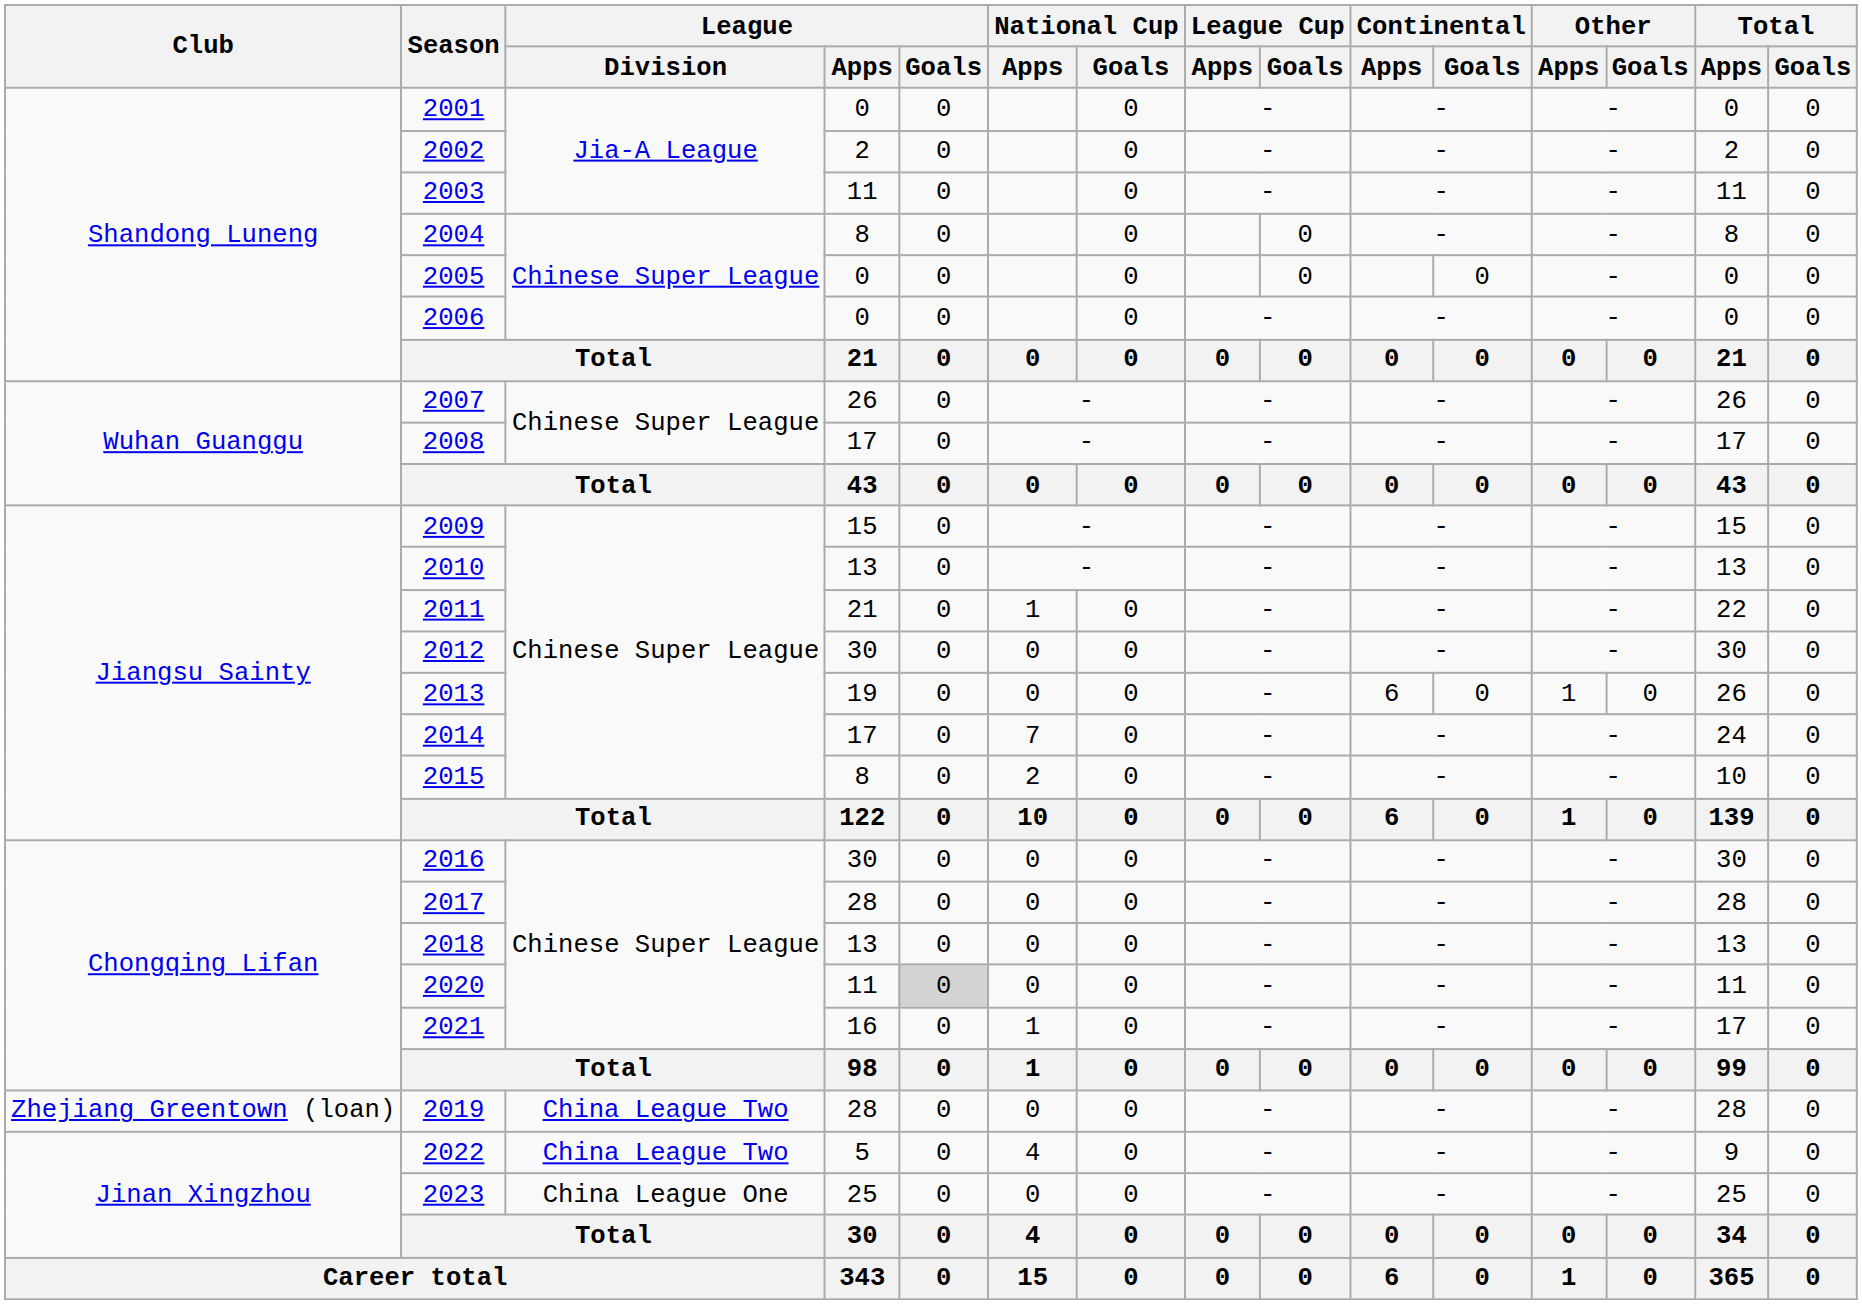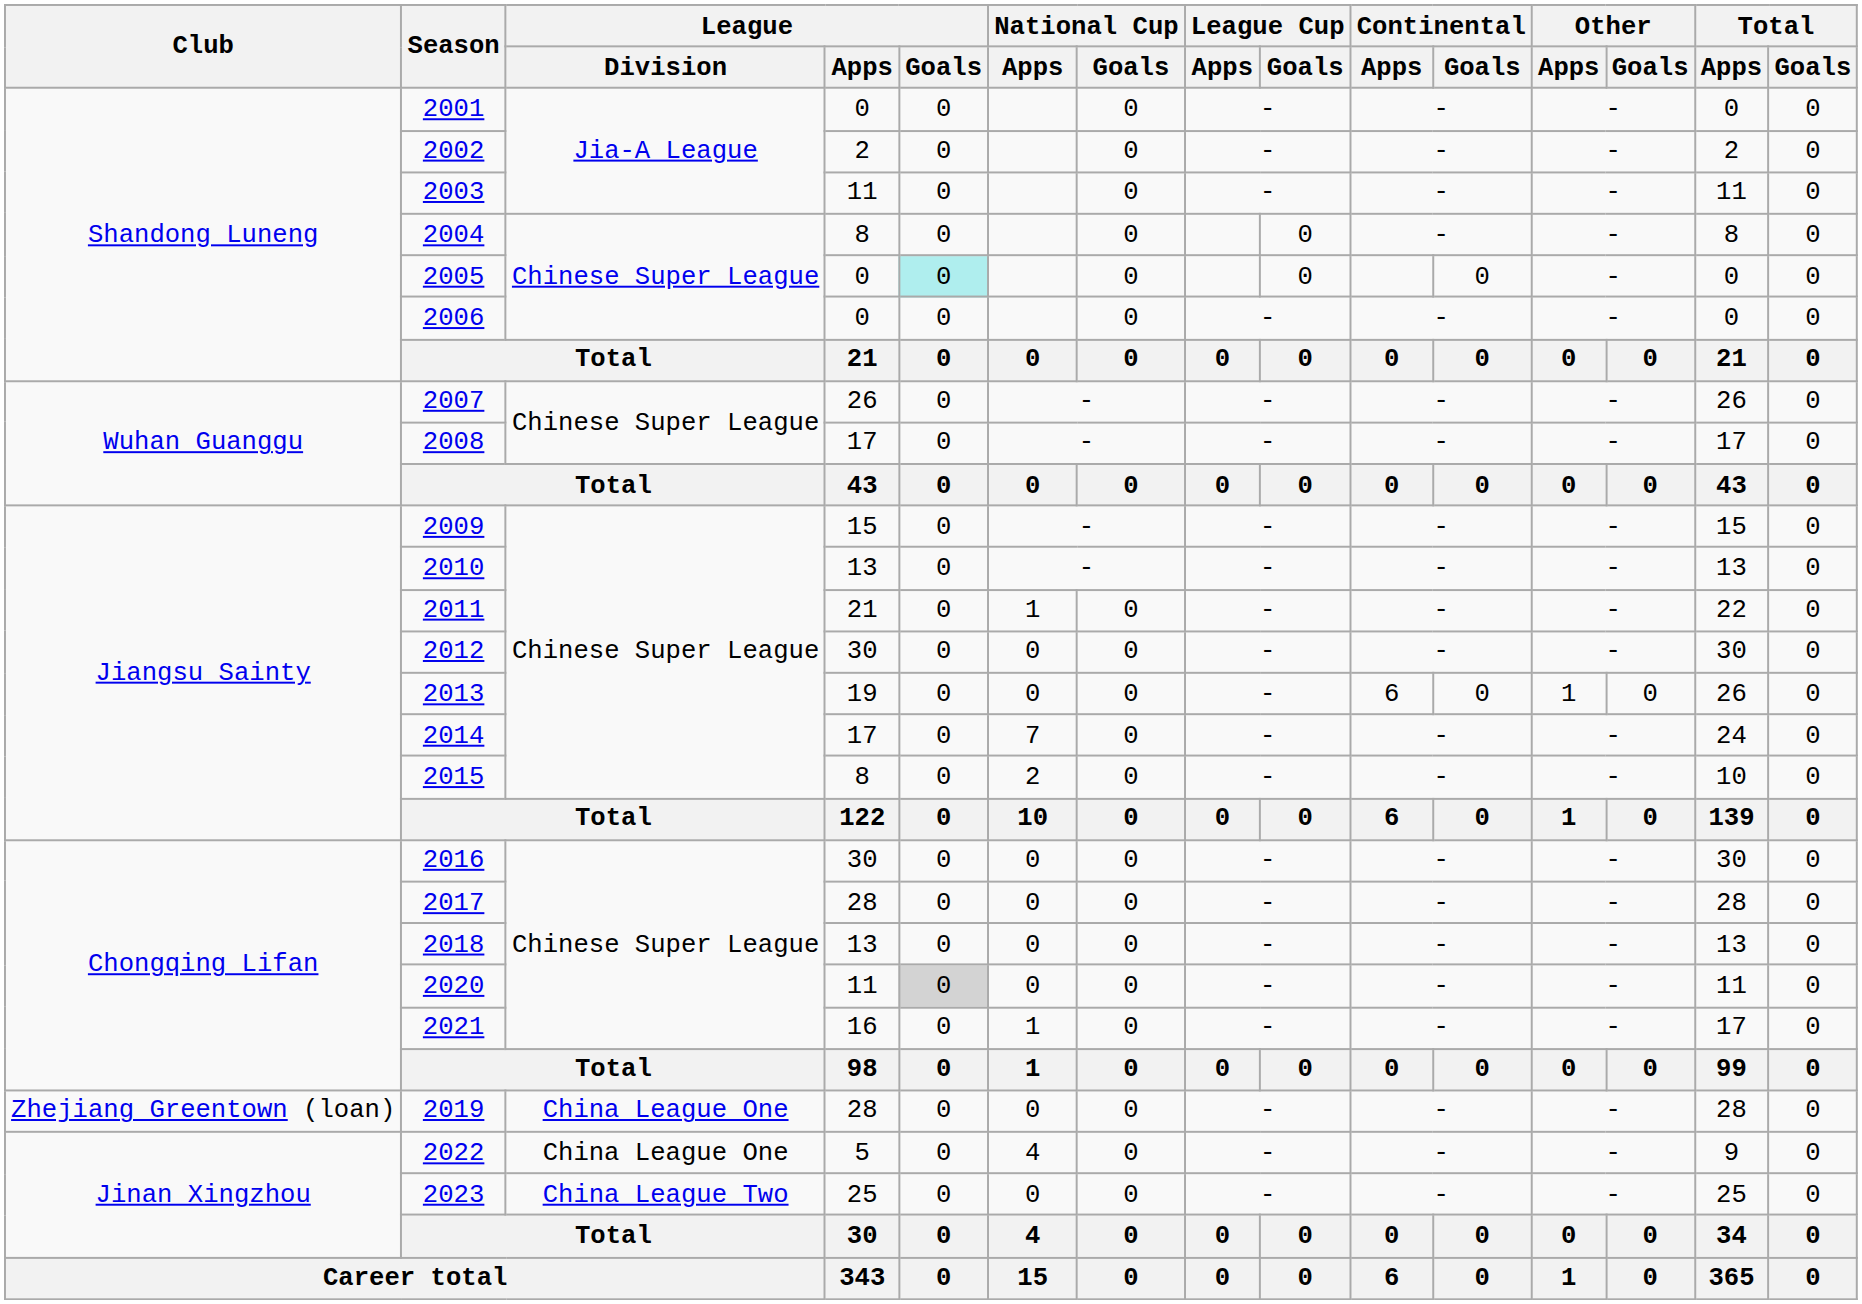(944, 276) no background -> (944, 276) paleturquoise background
(666, 1111) China League Two -> (666, 1111) China League One
(666, 1153) China League Two -> (666, 1153) China League One
(666, 1195) China League One -> (666, 1195) China League Two
